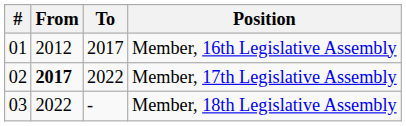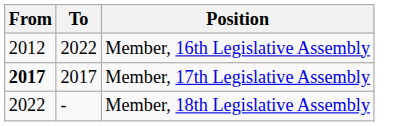- column: (18, 18)
(105, 47) 2017 -> (79, 47) 2022
(105, 76) 2022 -> (79, 76) 2017
